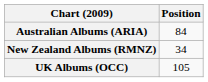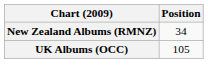- row: (82, 31)
